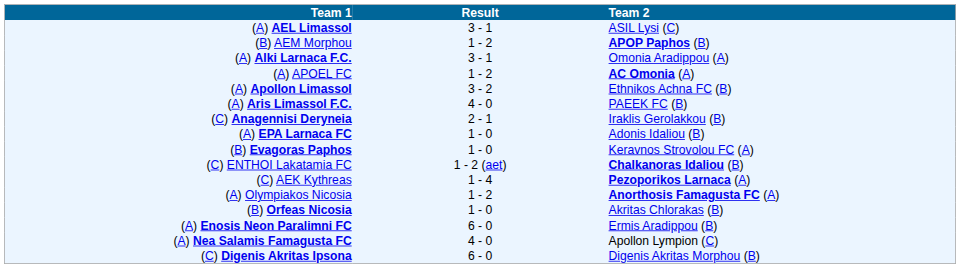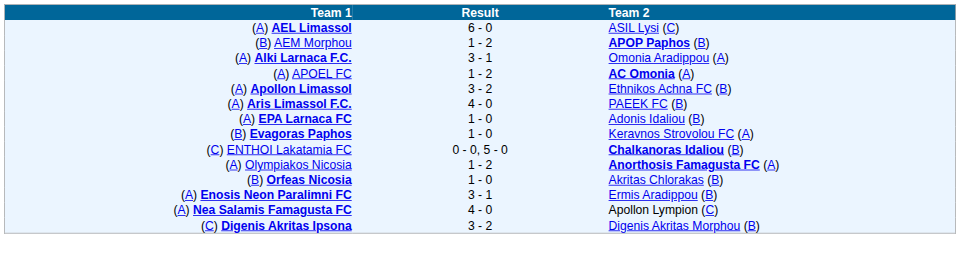(480, 28) 3 - 1 -> (480, 28) 6 - 0
- row: (281, 119)
(480, 164) 1 - 2 (aet) -> (480, 149) 0 - 0, 5 - 0
- row: (304, 180)
(480, 225) 6 - 0 -> (480, 195) 3 - 1
(480, 256) 6 - 0 -> (480, 225) 3 - 2
